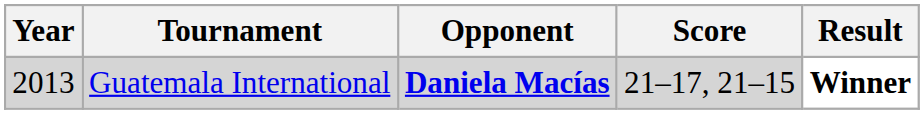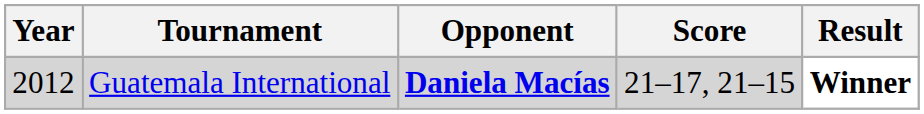(43, 81) 2013 -> (43, 81) 2012
